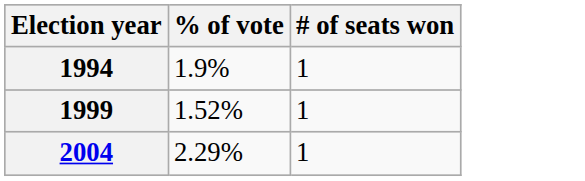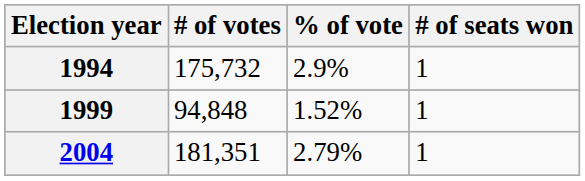+ column: (227, 25)
(202, 68) 1.9% -> (321, 68) 2.9%
(208, 152) 2.29% -> (328, 152) 2.79%
